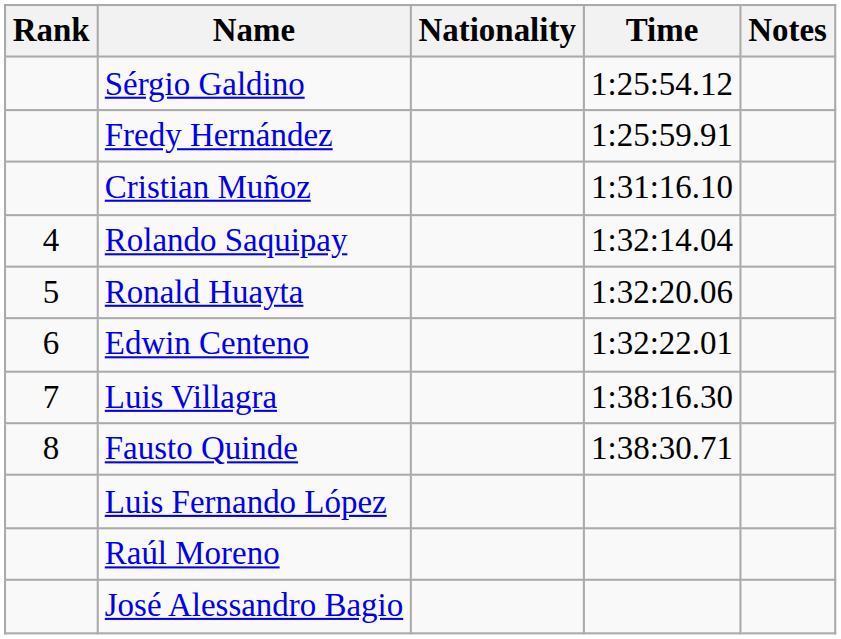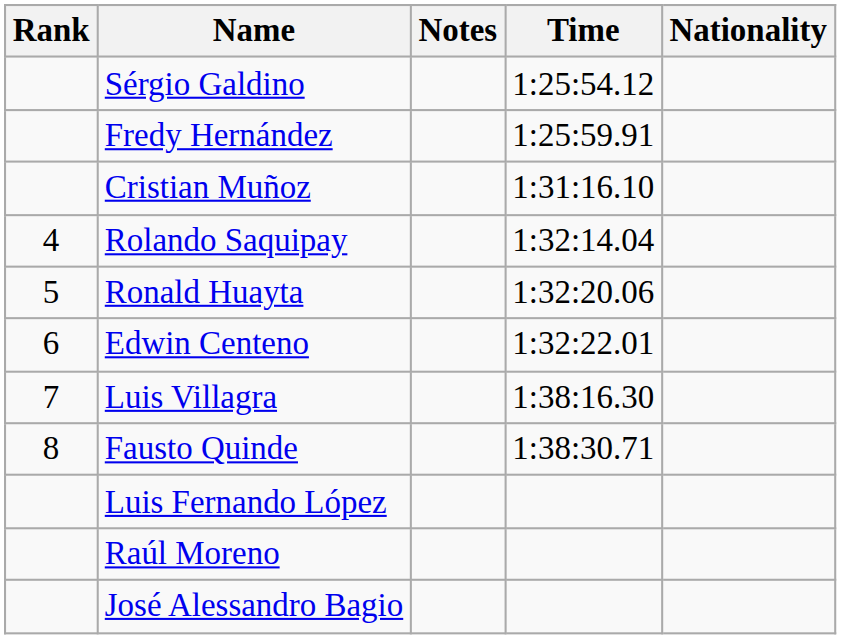columns swapped: (497, 30) <-> (788, 30)
